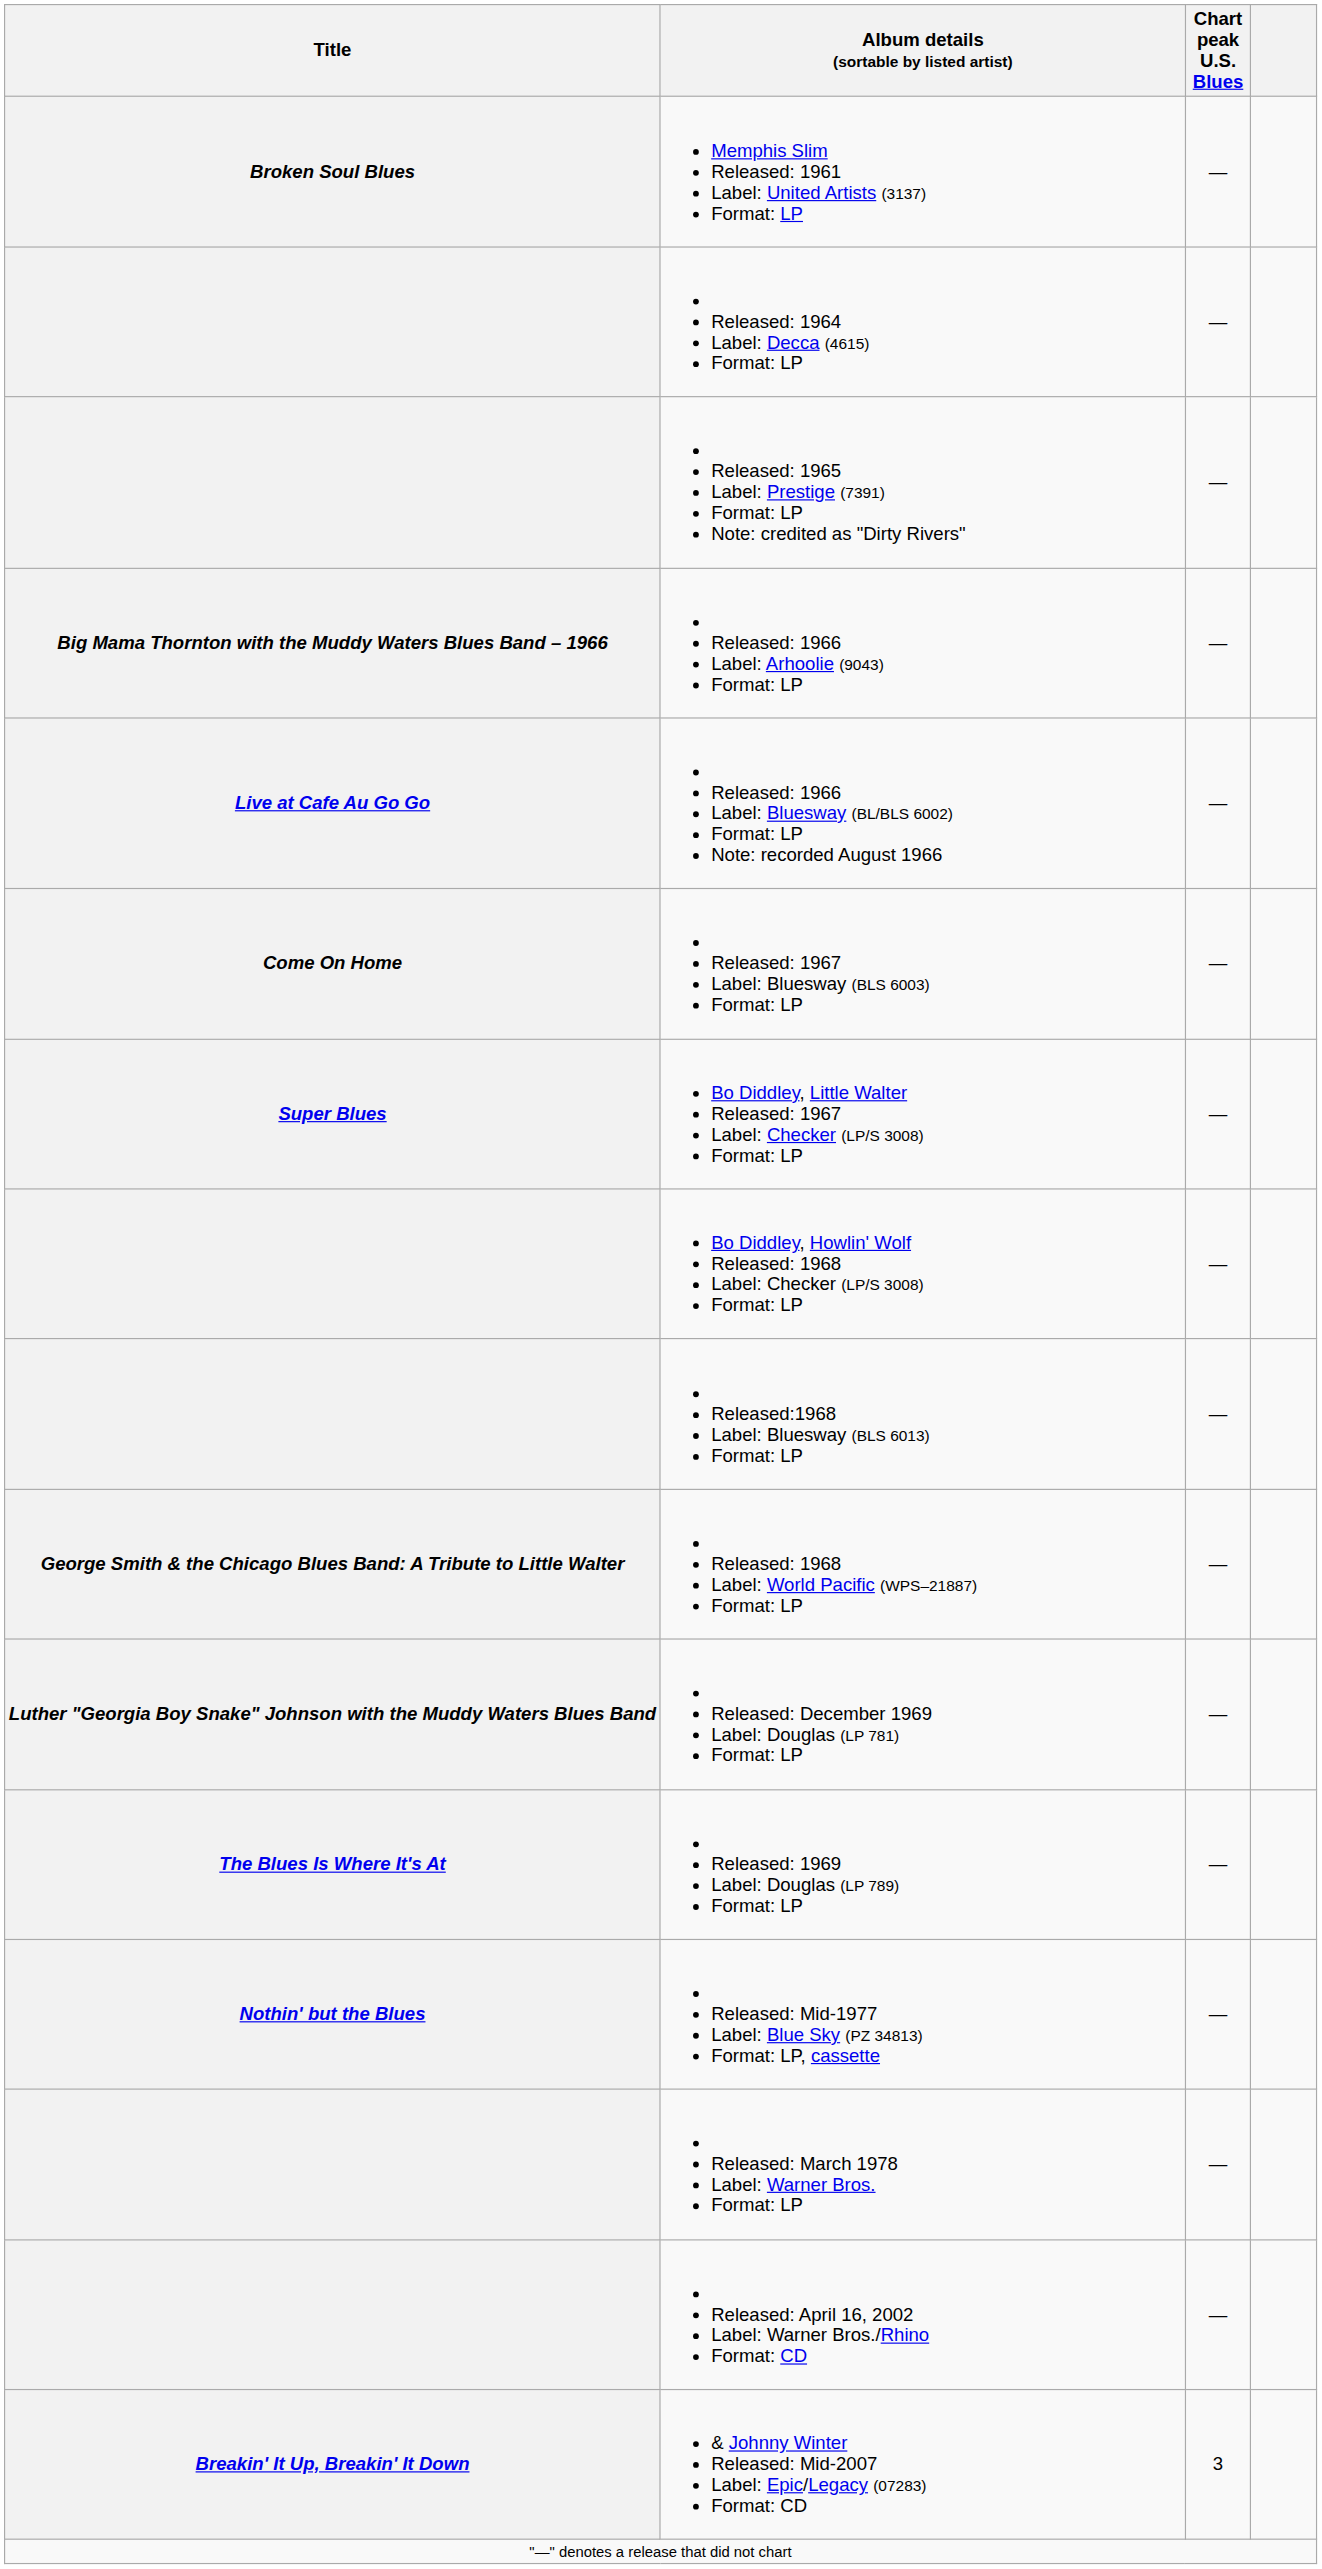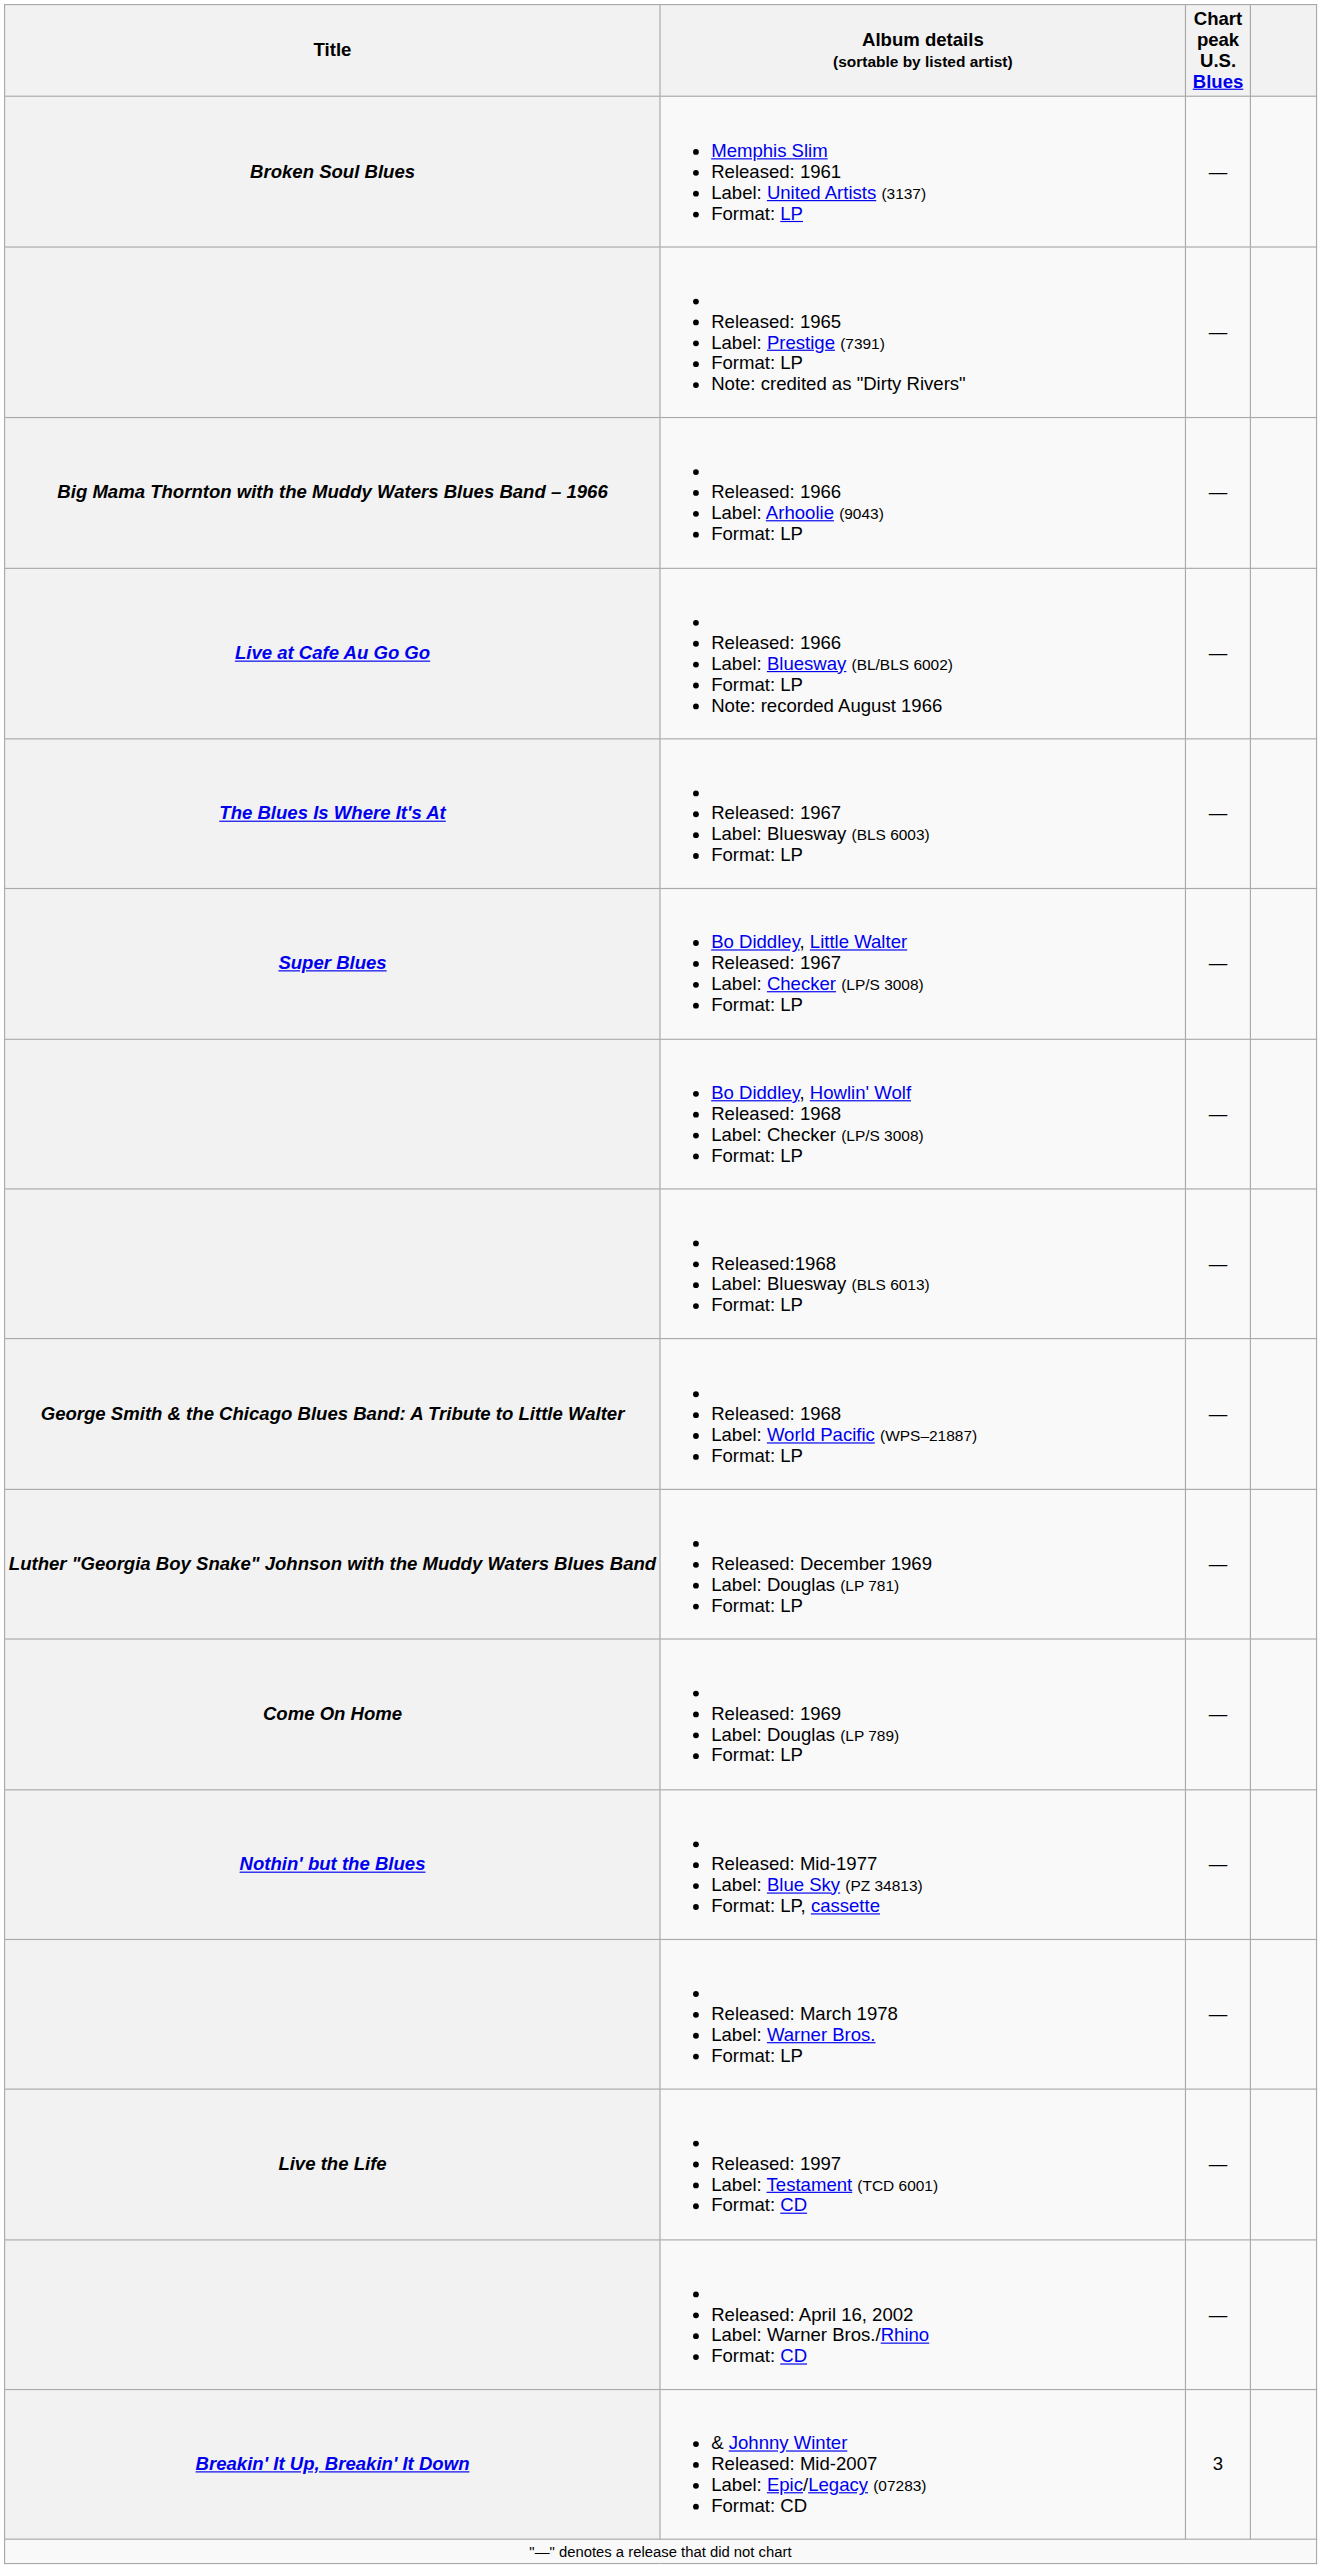- row: (923, 332)
(333, 963) Come On Home -> (333, 813) The Blues Is Where It's At
(333, 1864) The Blues Is Where It's At -> (333, 1714) Come On Home
+ row: (923, 2175)
